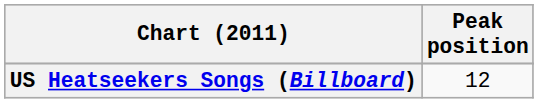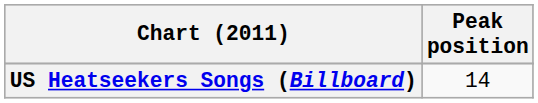(478, 81) 12 -> (478, 81) 14
